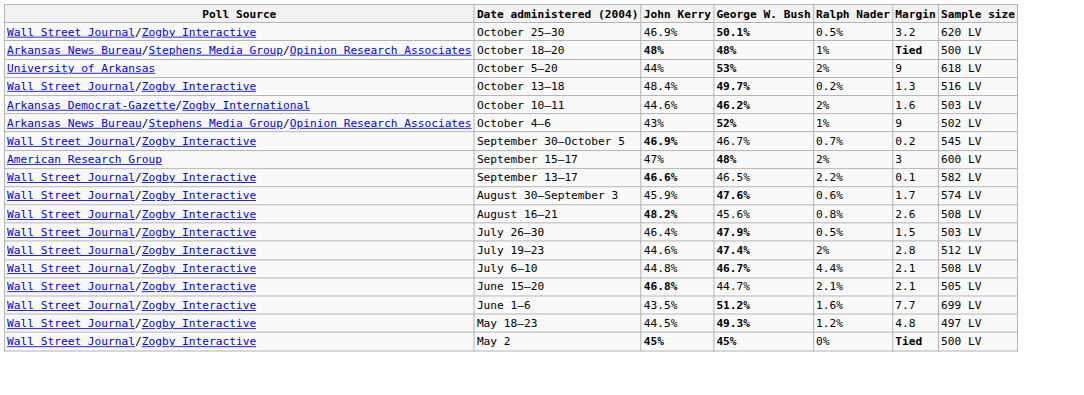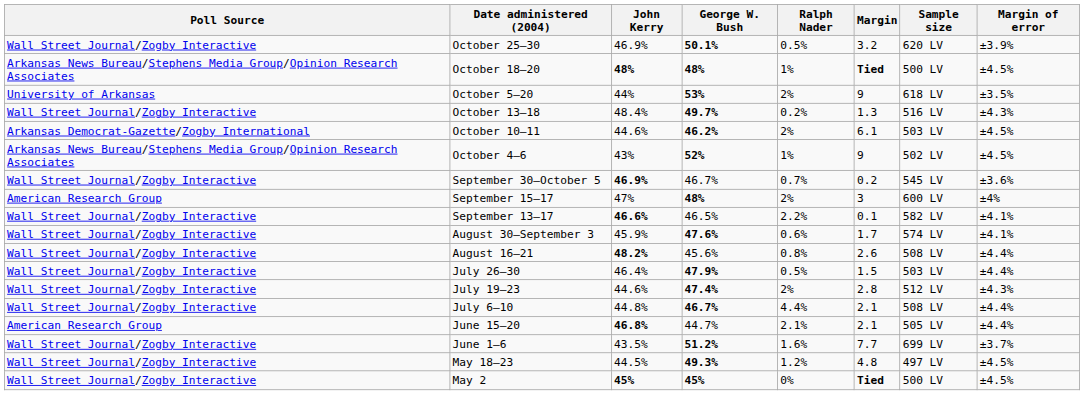+ column: (1028, 20)
(905, 105) 1.6 -> (867, 130) 6.1
(132, 287) Wall Street Journal/Zogby Interactive -> (84, 326) American Research Group
